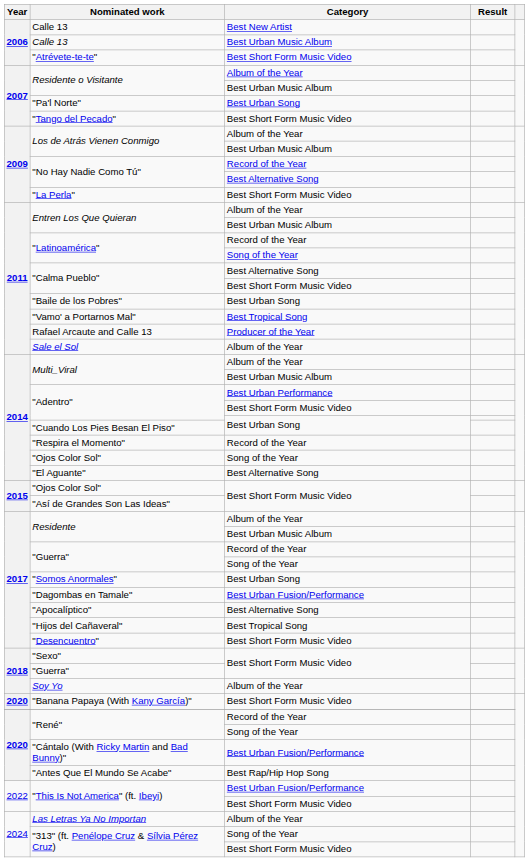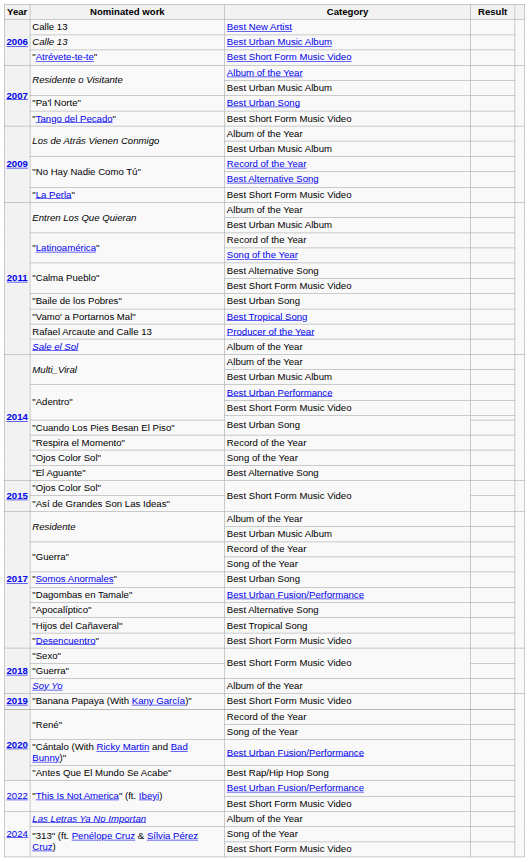(17, 701) 2020 -> (17, 701) 2019
